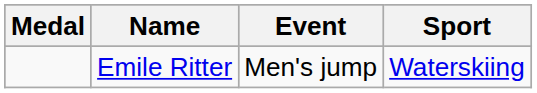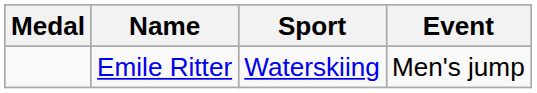columns swapped: (457, 26) <-> (311, 26)
